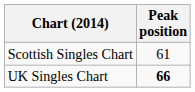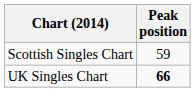(163, 53) 61 -> (163, 53) 59
